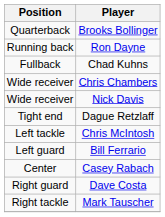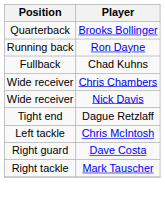- row: (118, 151)
- row: (118, 168)
